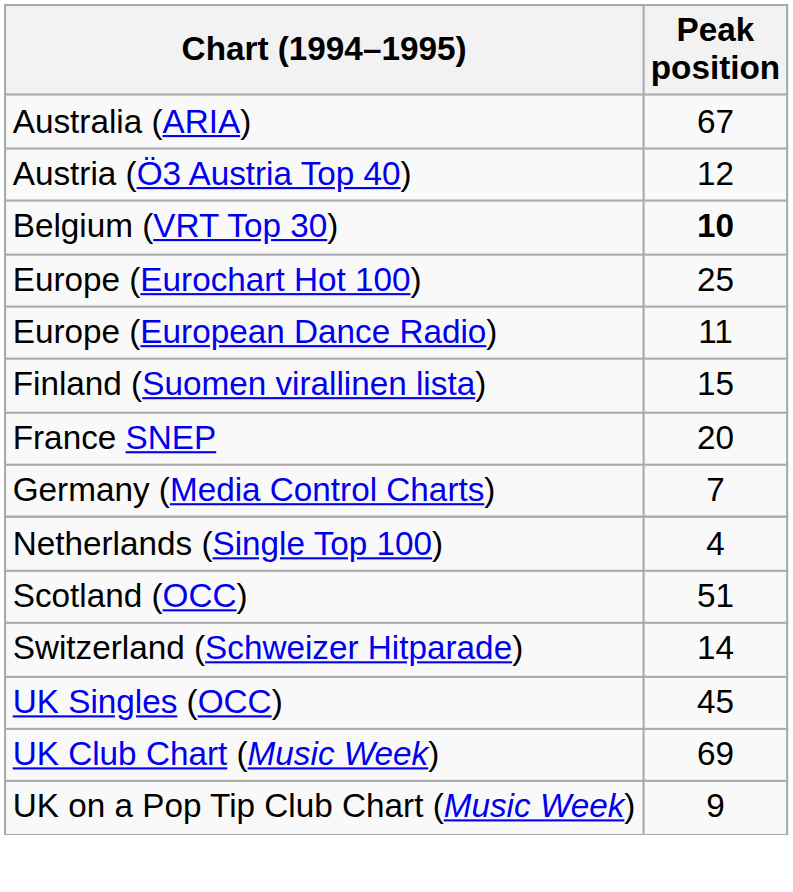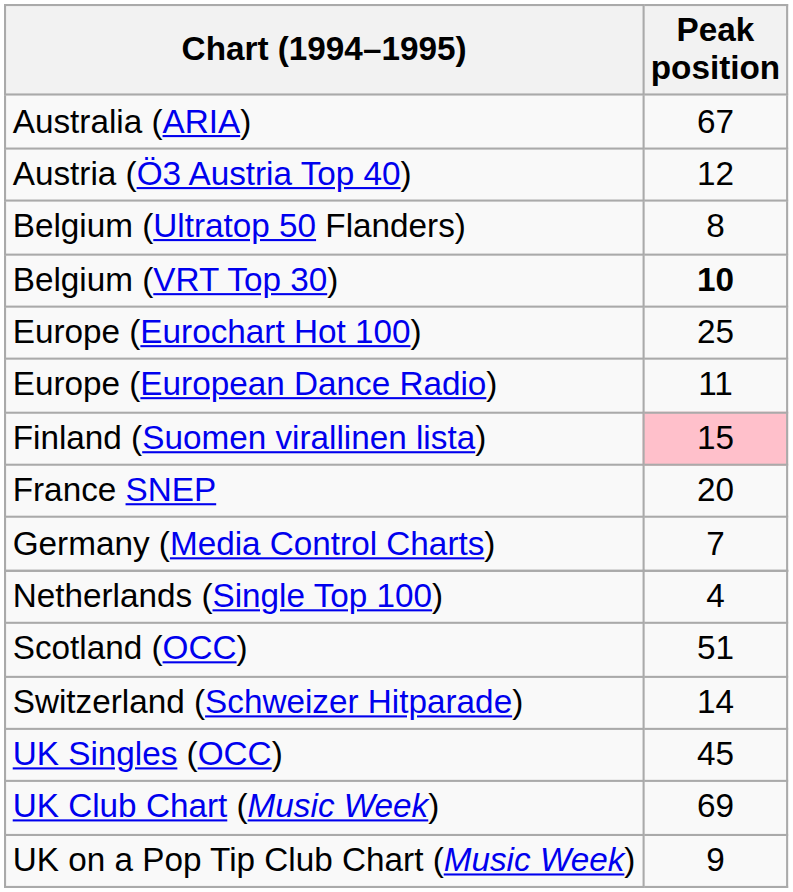+ row: (239, 226)
(715, 385) no background -> (715, 437) pink background
